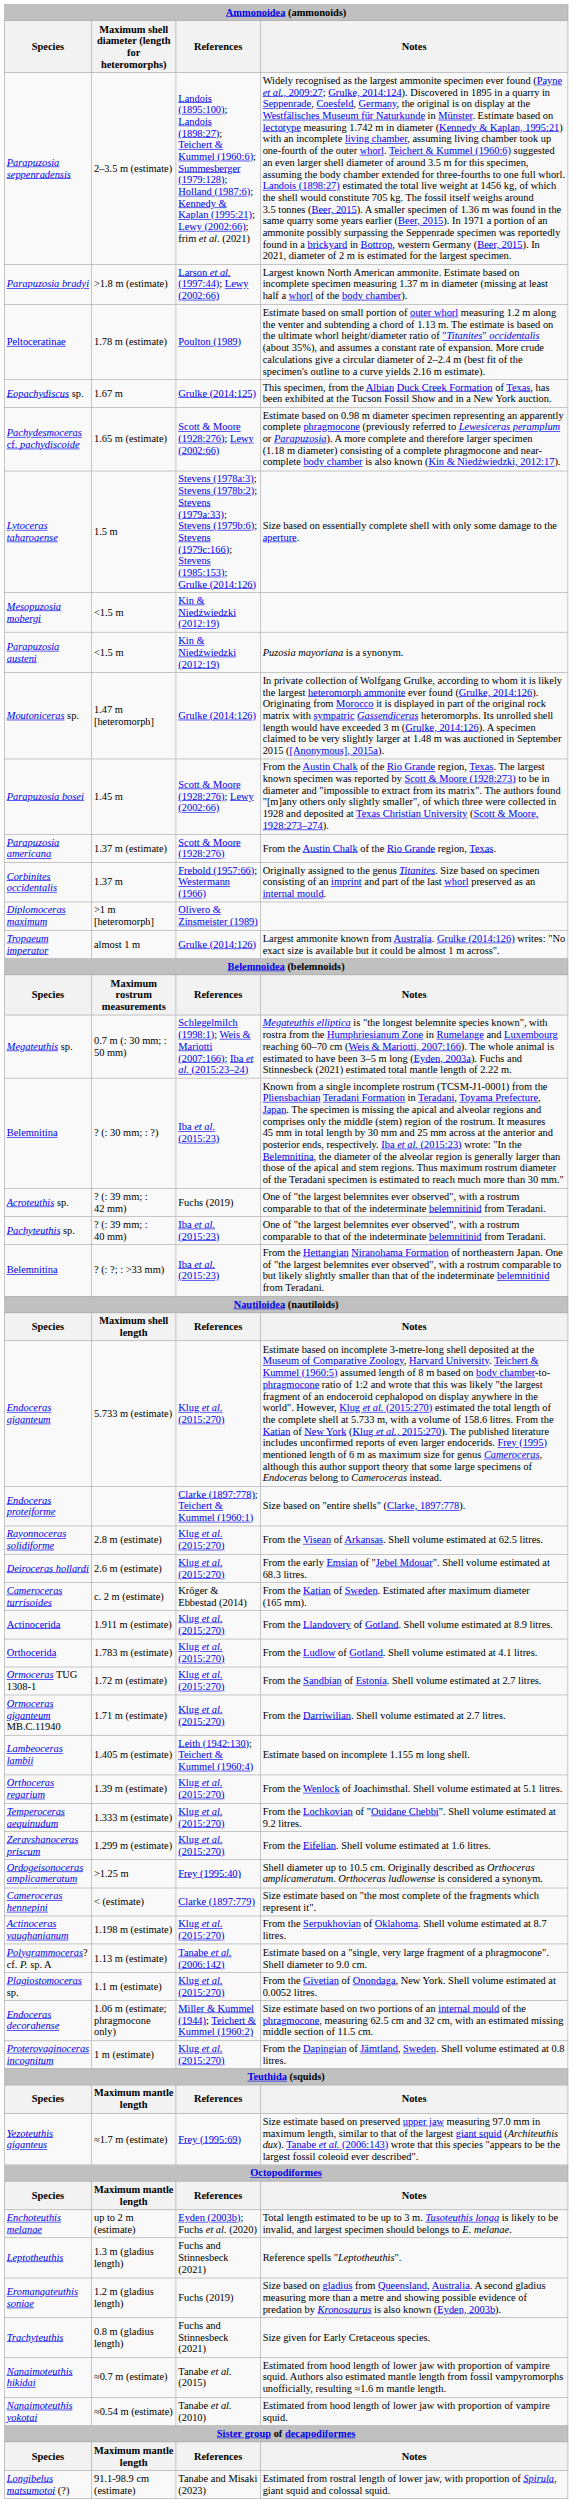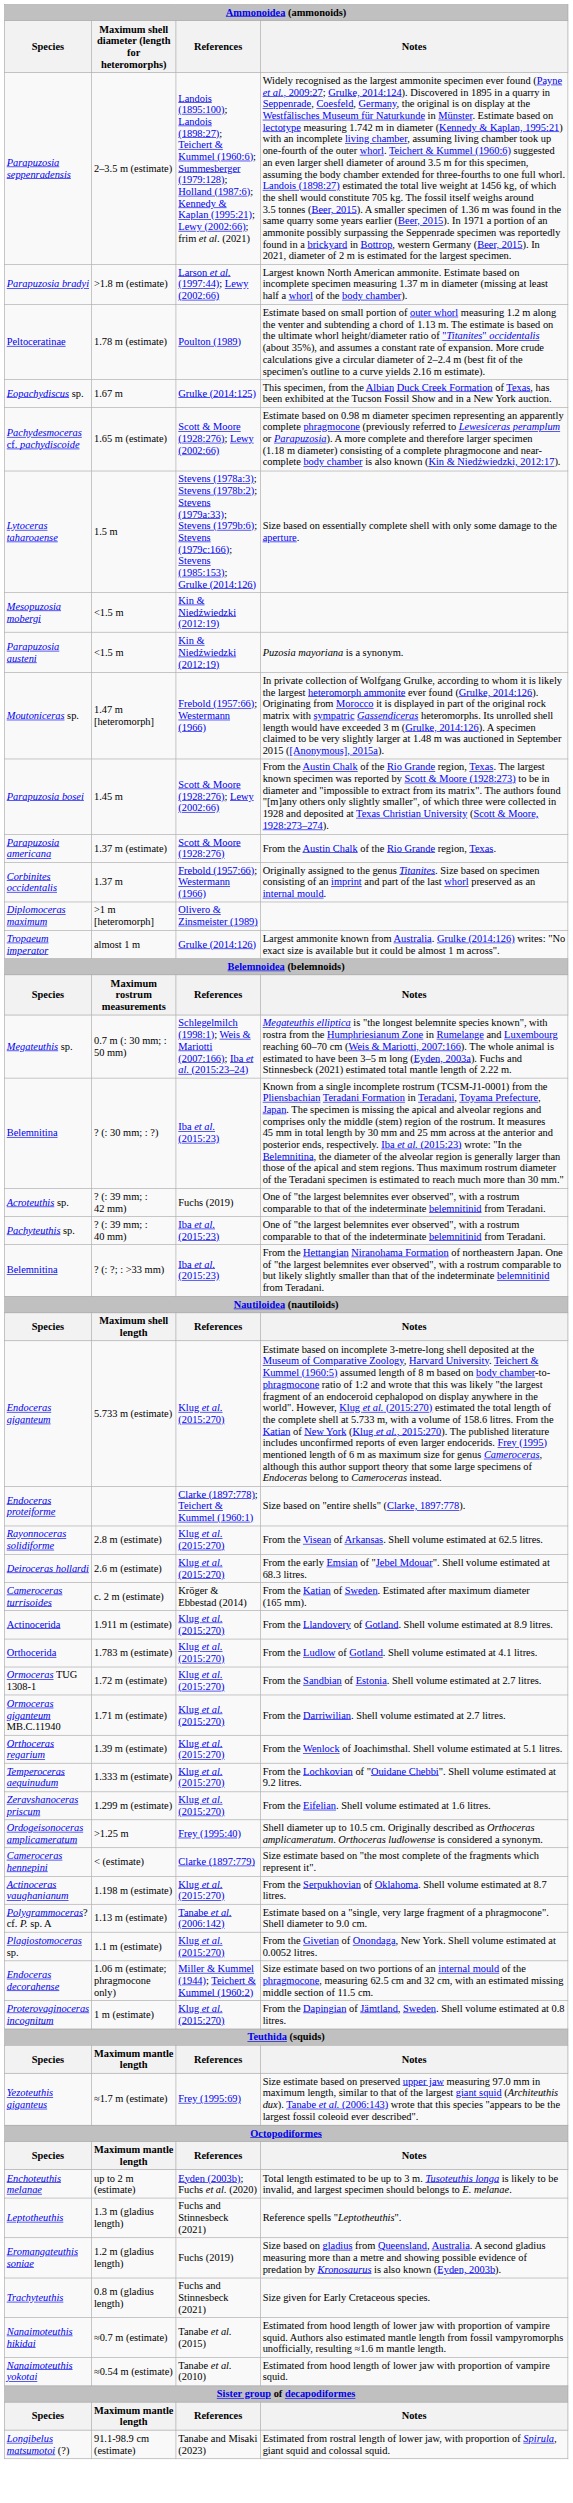(217, 715) Grulke (2014:126) -> (218, 715) Frebold (1957:66); Westermann (1966)
- row: (35, 1755)
